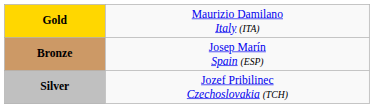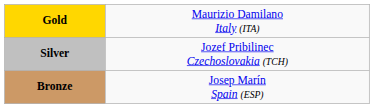rows swapped: (55, 86) <-> (55, 53)
